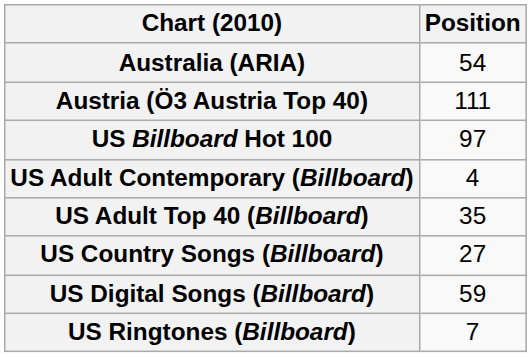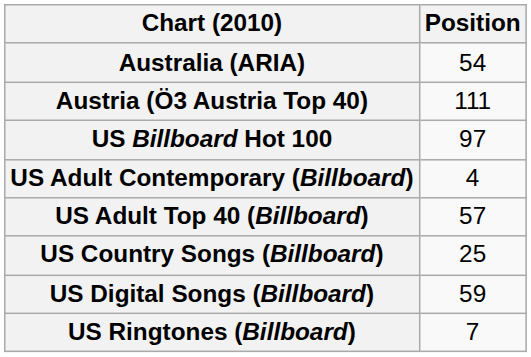(473, 216) 35 -> (473, 216) 57
(473, 255) 27 -> (473, 255) 25
